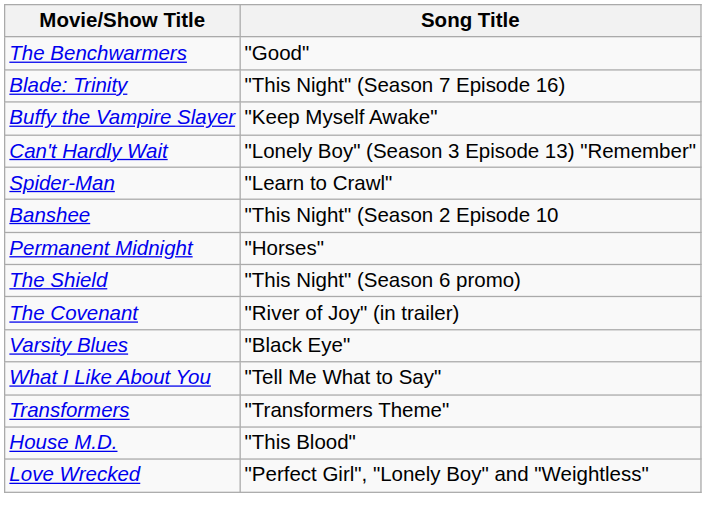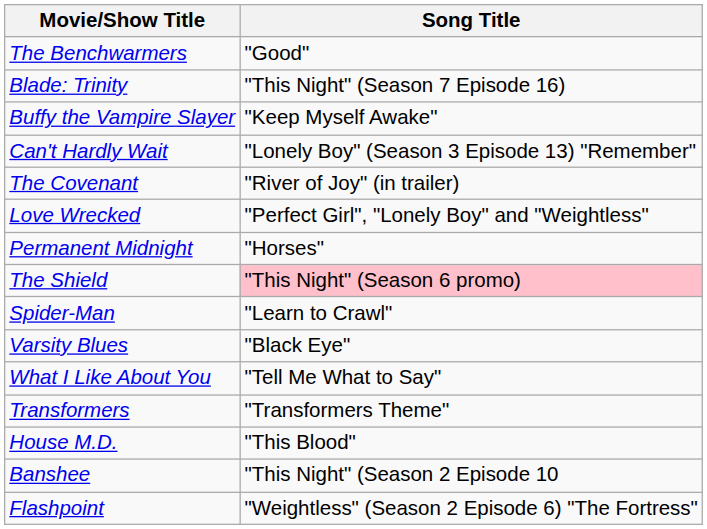rows swapped: (74, 313) <-> (62, 183)
rows swapped: (75, 475) <-> (50, 215)
(383, 280) no background -> (383, 280) pink background
+ row: (57, 507)
